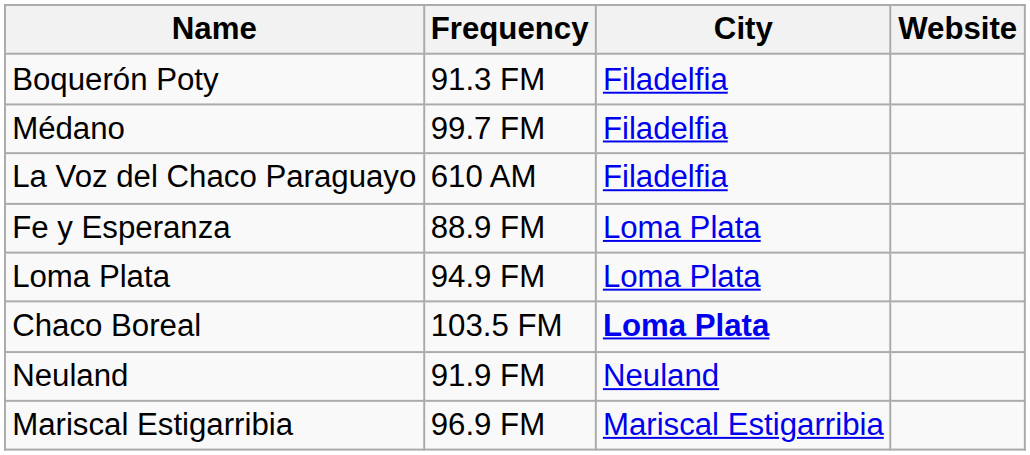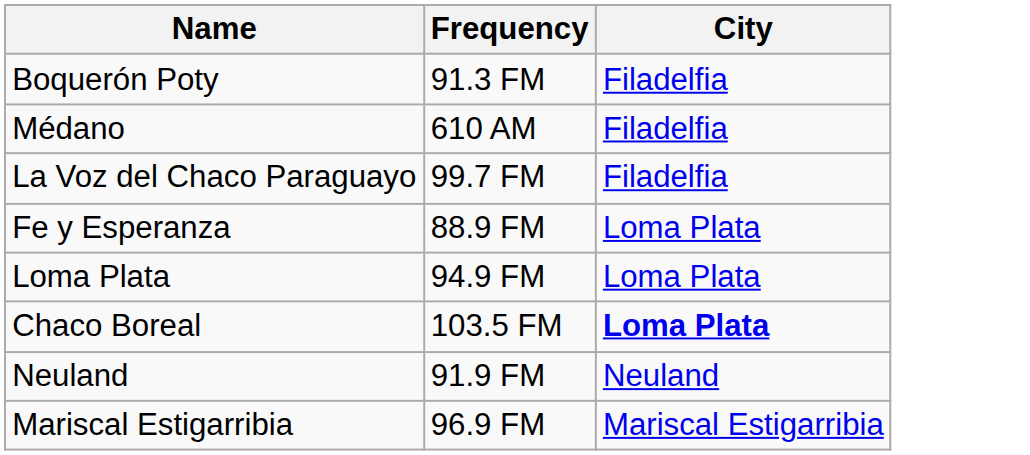- column: (958, 29)
(488, 128) 99.7 FM -> (484, 128) 610 AM
(484, 177) 610 AM -> (488, 177) 99.7 FM
